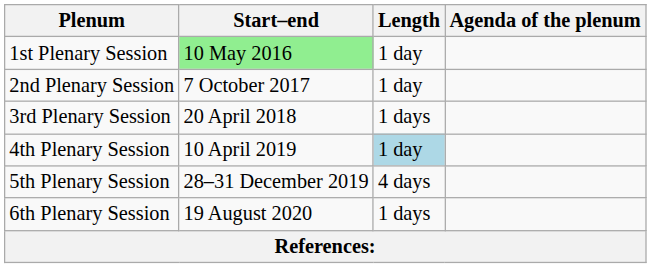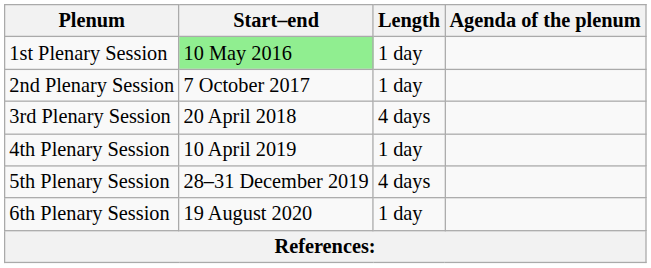(404, 117) 1 days -> (404, 117) 4 days
(400, 149) lightblue background -> (400, 149) no background
(404, 213) 1 days -> (400, 213) 1 day
